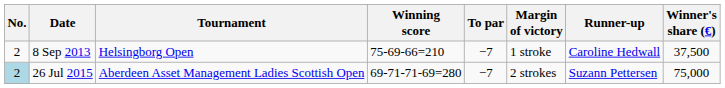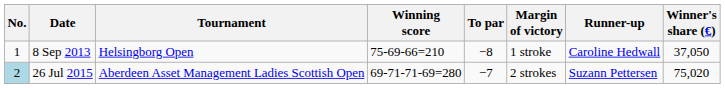(17, 51) 2 -> (17, 51) 1
(486, 51) −7 -> (486, 51) −8
(691, 51) 37,500 -> (691, 51) 37,050
(691, 73) 75,000 -> (691, 73) 75,020
